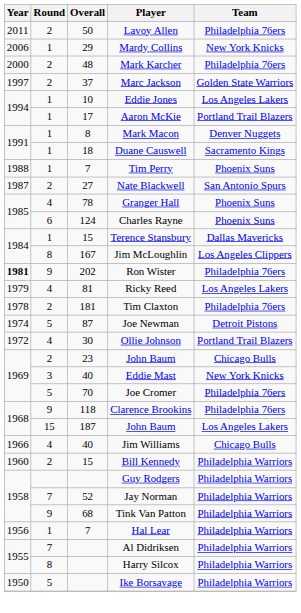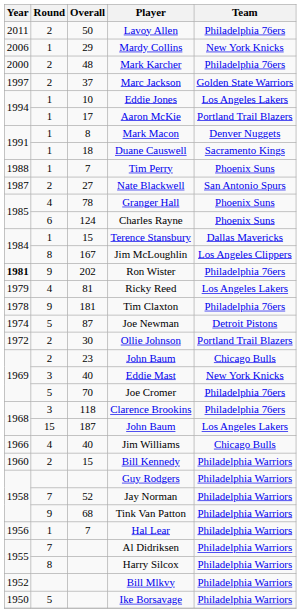(49, 306) 2 -> (49, 306) 9
(49, 340) 4 -> (49, 340) 2
(49, 409) 9 -> (49, 409) 3
+ row: (88, 582)
